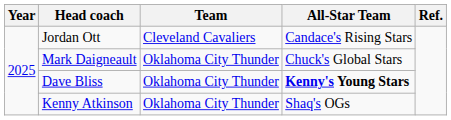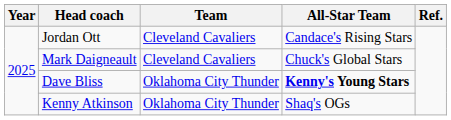(211, 59) Oklahoma City Thunder -> (199, 59) Cleveland Cavaliers
